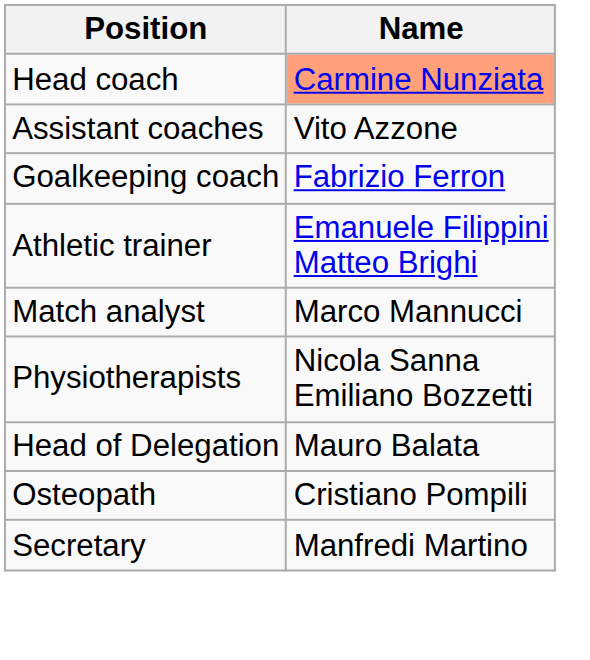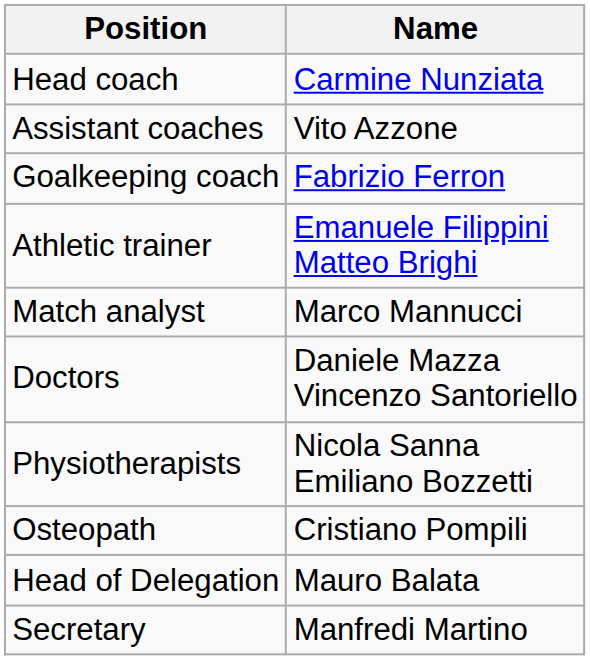(419, 78) lightsalmon background -> (419, 78) no background
+ row: (66, 378)
rows swapped: (84, 495) <-> (146, 445)
